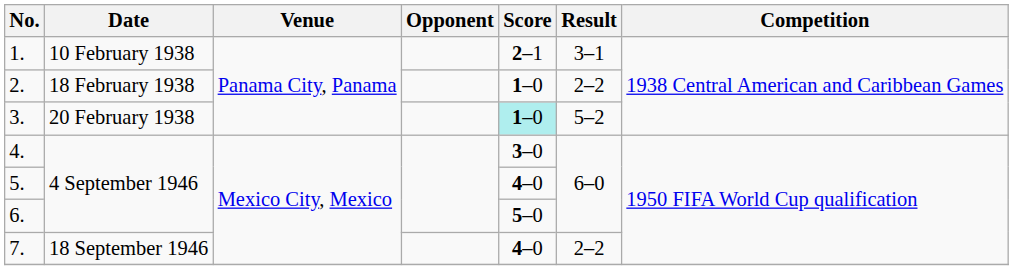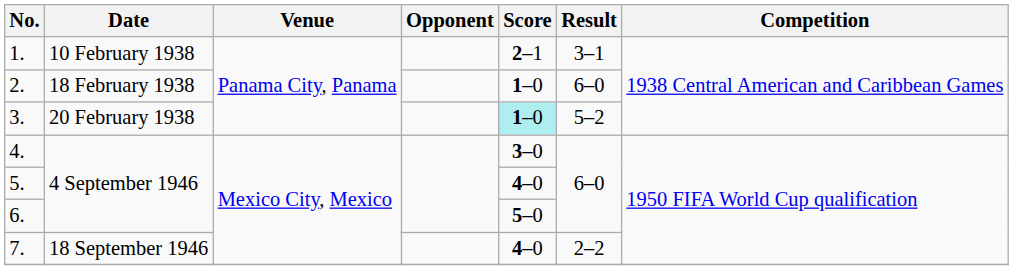(589, 85) 2–2 -> (589, 85) 6–0
